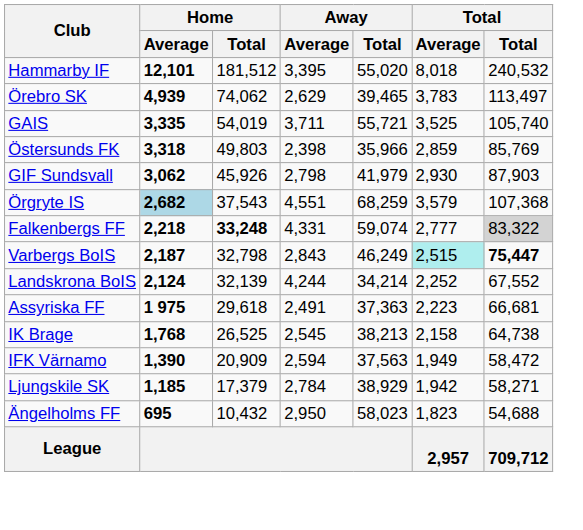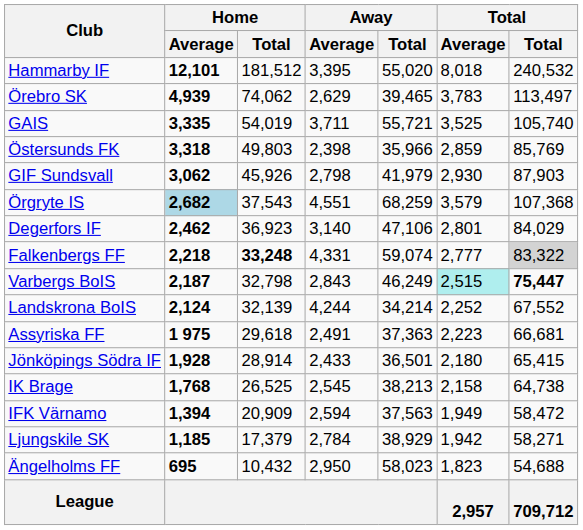+ row: (55, 228)
+ row: (85, 360)
(165, 360) 1,390 -> (189, 413) 1,394
